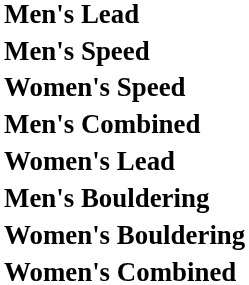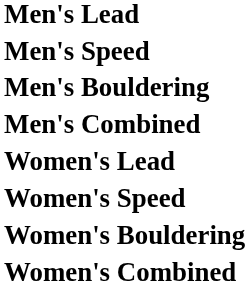rows swapped: (107, 198) <-> (95, 87)
